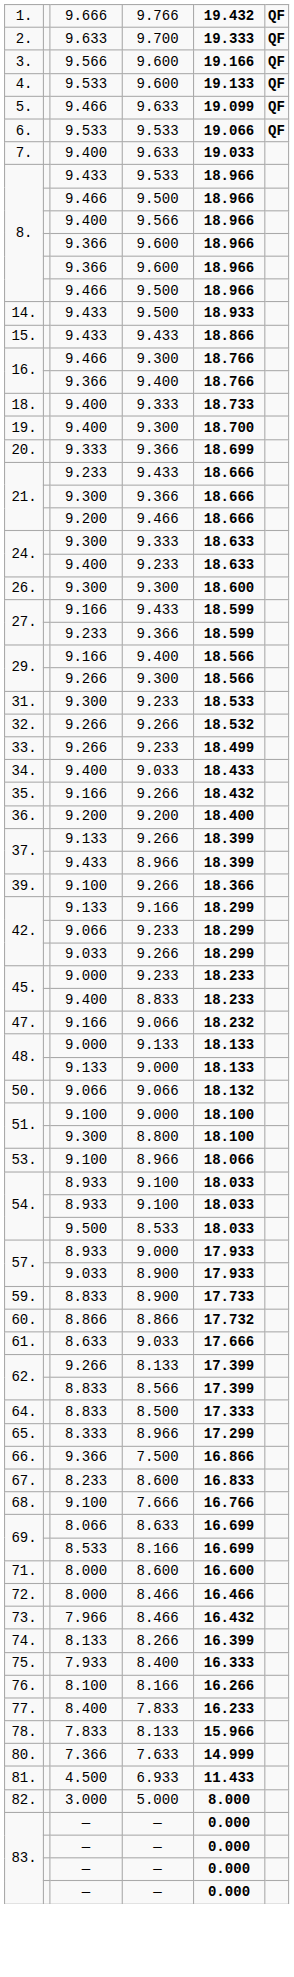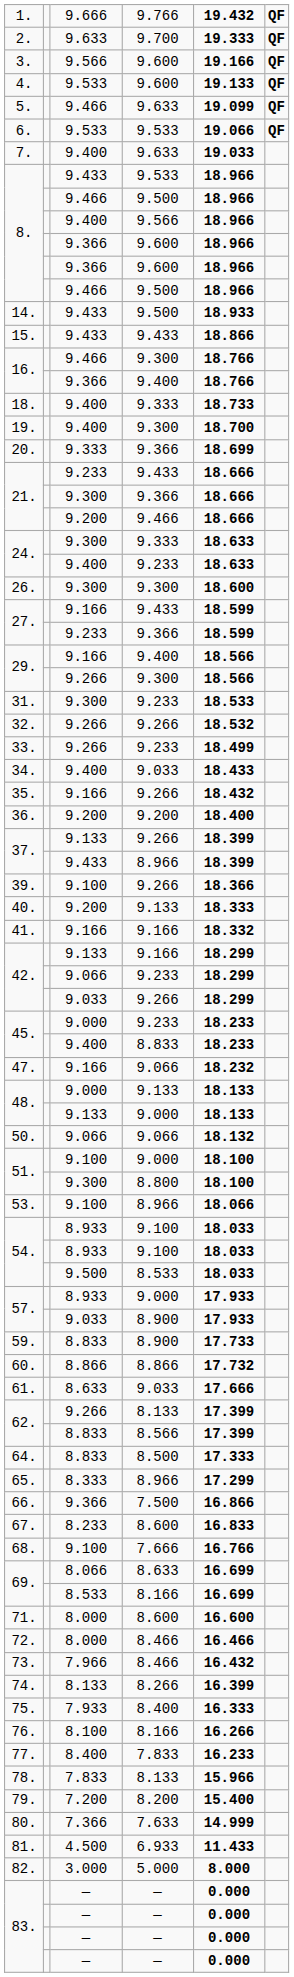+ row: (24, 908)
+ row: (24, 931)
+ row: (24, 1801)
